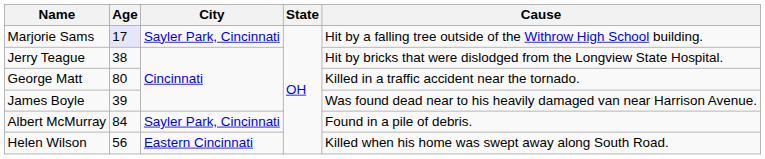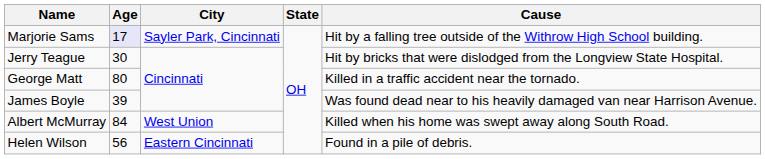(120, 57) 38 -> (120, 57) 30
(212, 121) Sayler Park, Cincinnati -> (178, 121) West Union
(399, 121) Found in a pile of debris. -> (497, 121) Killed when his home was swept away along South Road.
(497, 143) Killed when his home was swept away along South Road. -> (399, 143) Found in a pile of debris.
